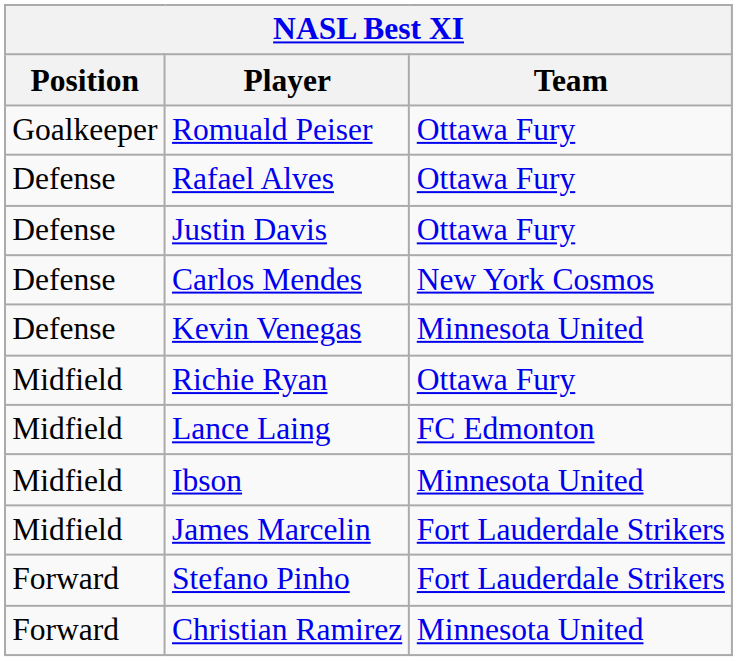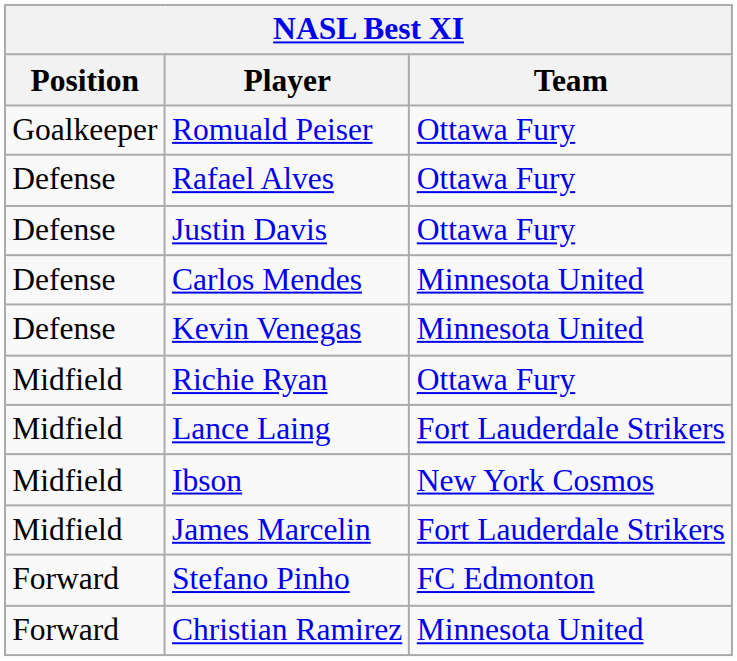(535, 279) New York Cosmos -> (530, 279) Minnesota United
(506, 429) FC Edmonton -> (571, 429) Fort Lauderdale Strikers
(530, 479) Minnesota United -> (535, 479) New York Cosmos
(571, 579) Fort Lauderdale Strikers -> (506, 579) FC Edmonton
